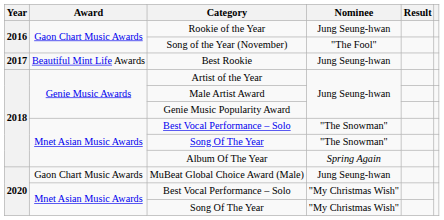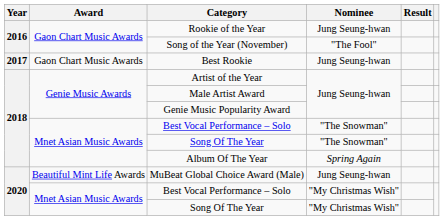(88, 61) Beautiful Mint Life Awards -> (88, 61) Gaon Chart Music Awards
(88, 175) Gaon Chart Music Awards -> (88, 175) Beautiful Mint Life Awards
